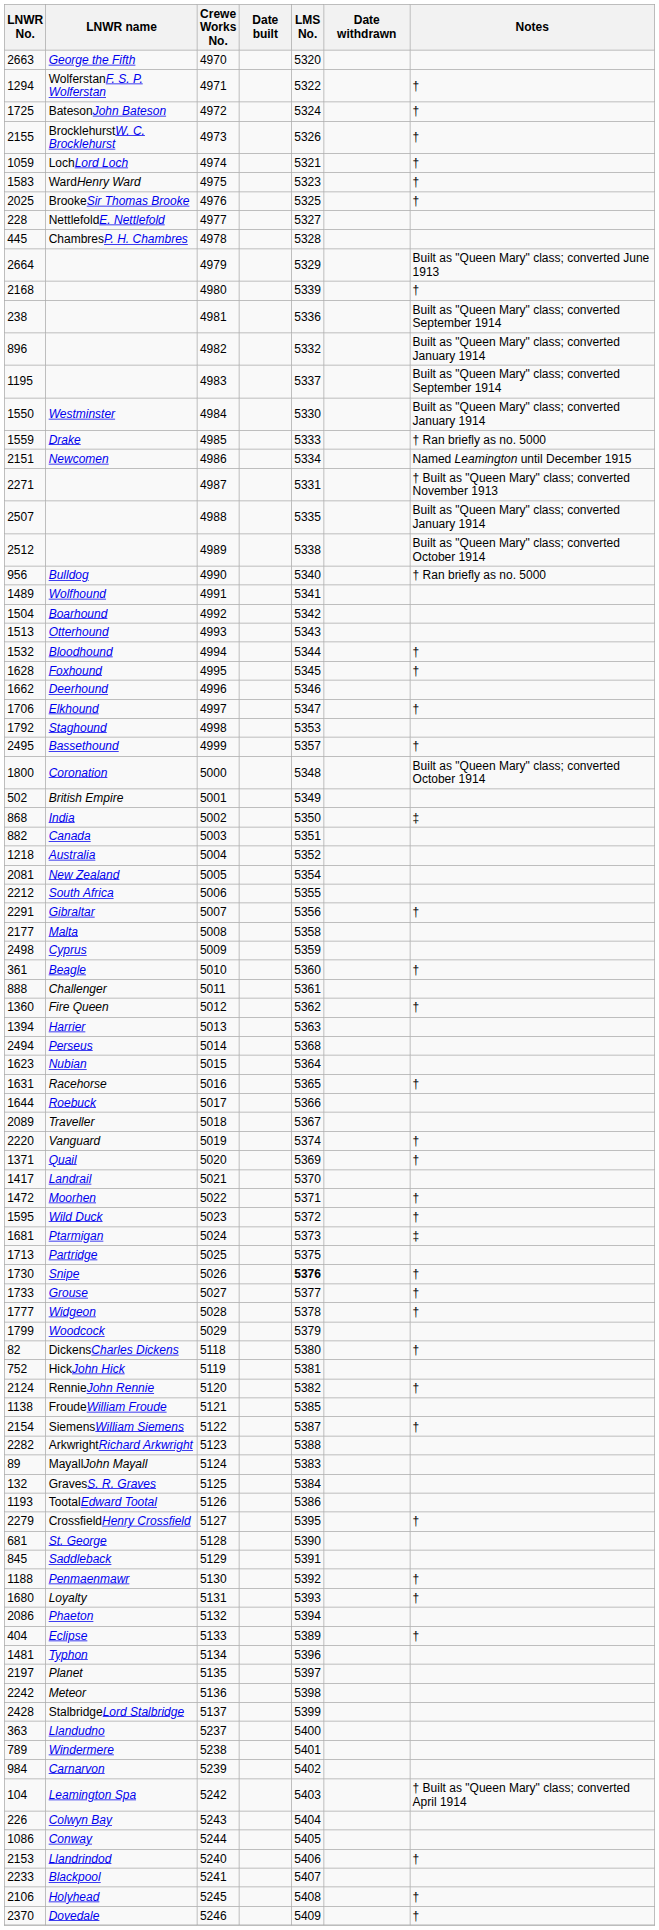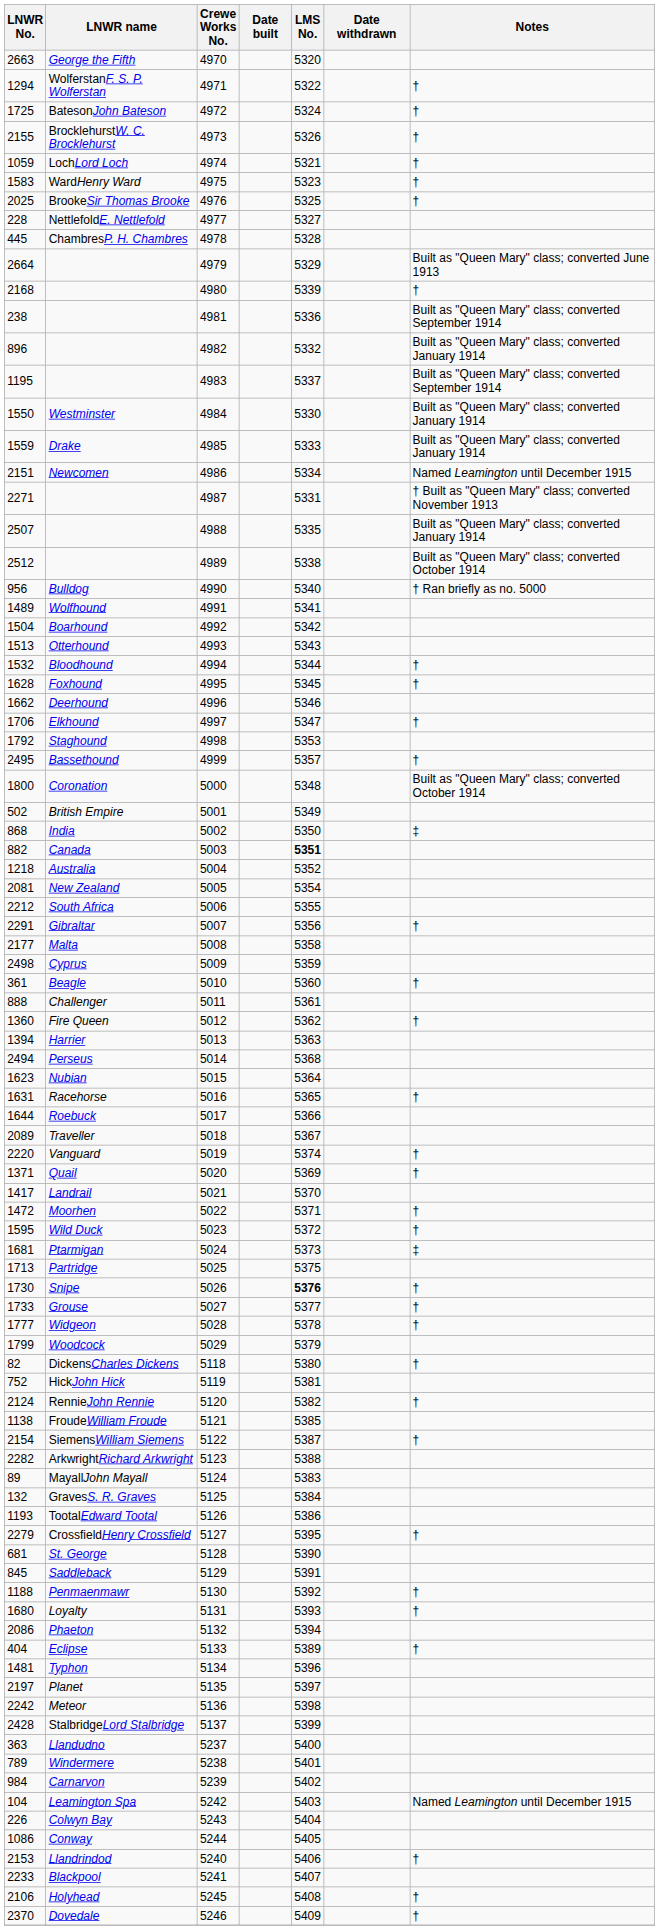(479, 440) † Ran briefly as no. 5000 -> (516, 446) Built as "Queen Mary" class; converted January 1914
(308, 836) normal -> (308, 850) bold
(521, 1794) † Built as "Queen Mary" class; converted April 1914 -> (522, 1801) Named Leamington until December 1915
